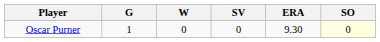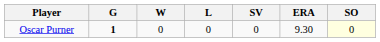+ column: (208, 12)
(129, 29) normal -> (113, 29) bold
